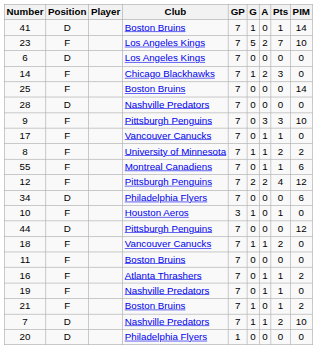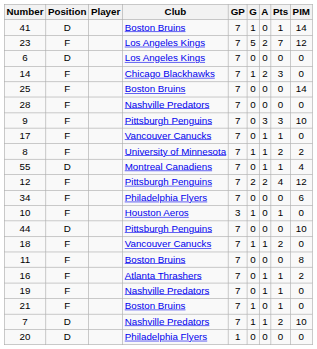(301, 43) 10 -> (301, 43) 12
(67, 105) D -> (67, 105) F
(67, 167) F -> (67, 167) D
(301, 167) 6 -> (301, 167) 4
(67, 197) D -> (67, 197) F
(301, 228) 12 -> (301, 228) 10
(301, 259) 0 -> (301, 259) 8
(301, 306) 2 -> (301, 306) 0
